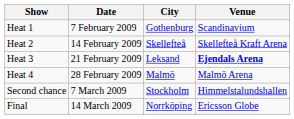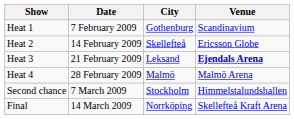(242, 43) Skellefteå Kraft Arena -> (228, 43) Ericsson Globe
(228, 106) Ericsson Globe -> (242, 106) Skellefteå Kraft Arena
